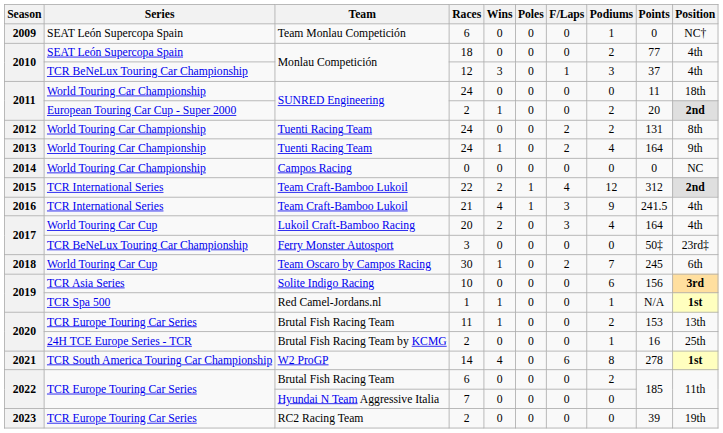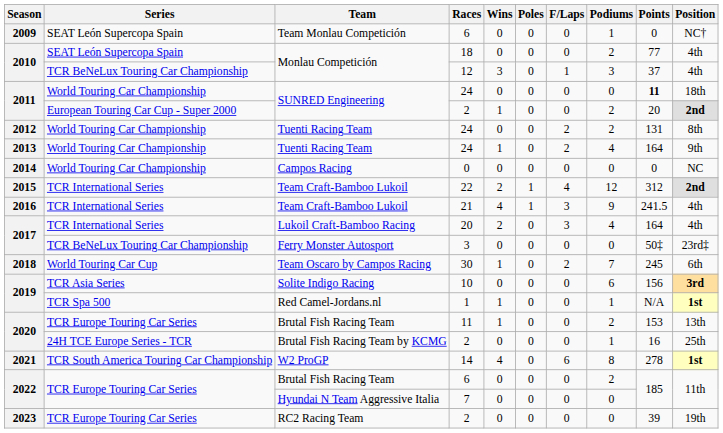(654, 91) normal -> (654, 91) bold
(102, 226) World Touring Car Cup -> (105, 226) TCR International Series
